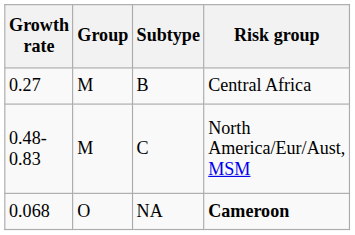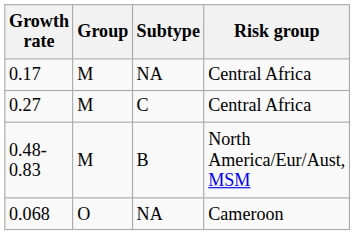+ row: (25, 74)
(143, 85) B -> (143, 105) C
(143, 148) C -> (143, 159) B
(249, 211) bold -> (246, 213) normal
